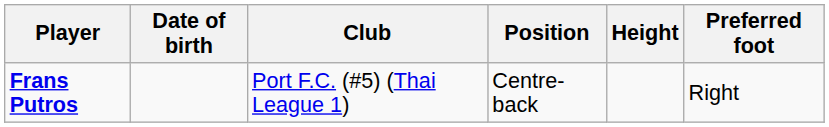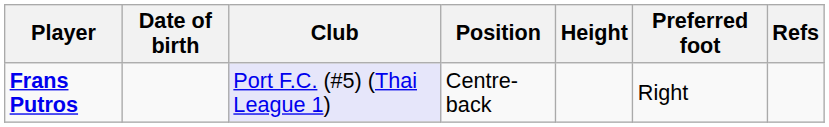+ column: (796, 33)
(344, 92) no background -> (325, 92) lavender background
